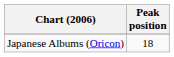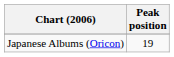(148, 43) 18 -> (148, 43) 19
